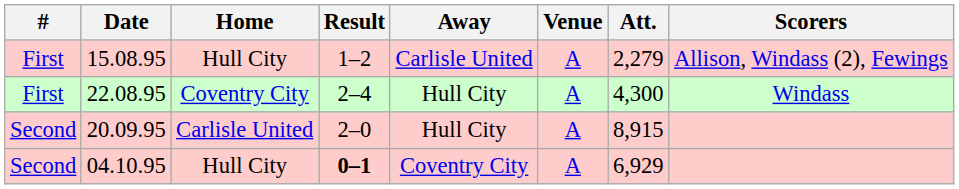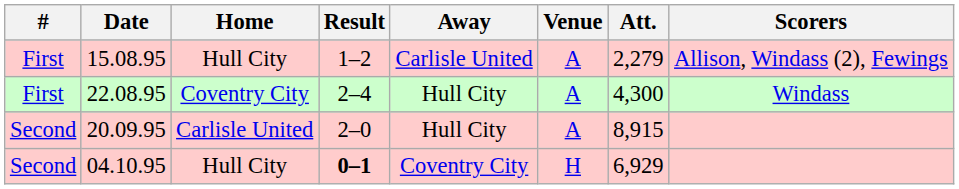(573, 165) A -> (573, 165) H
